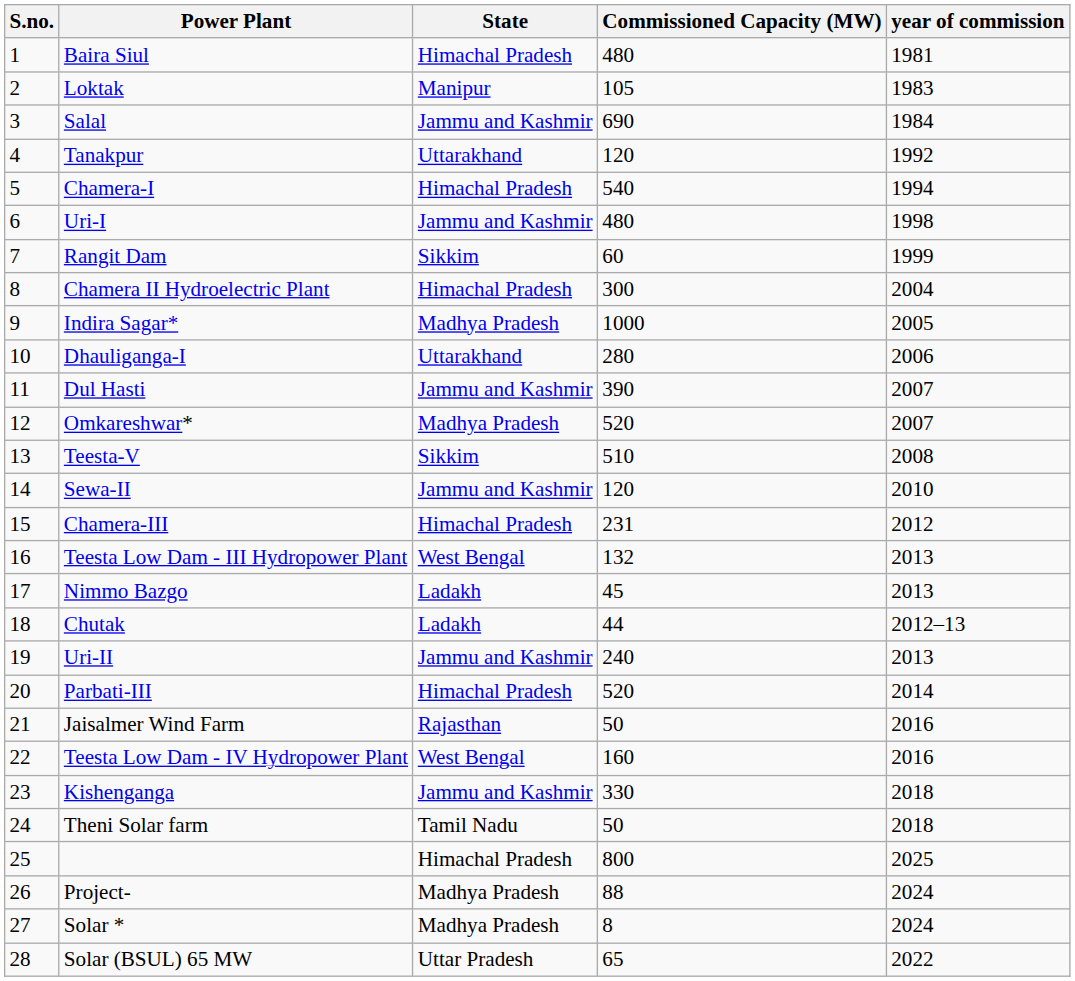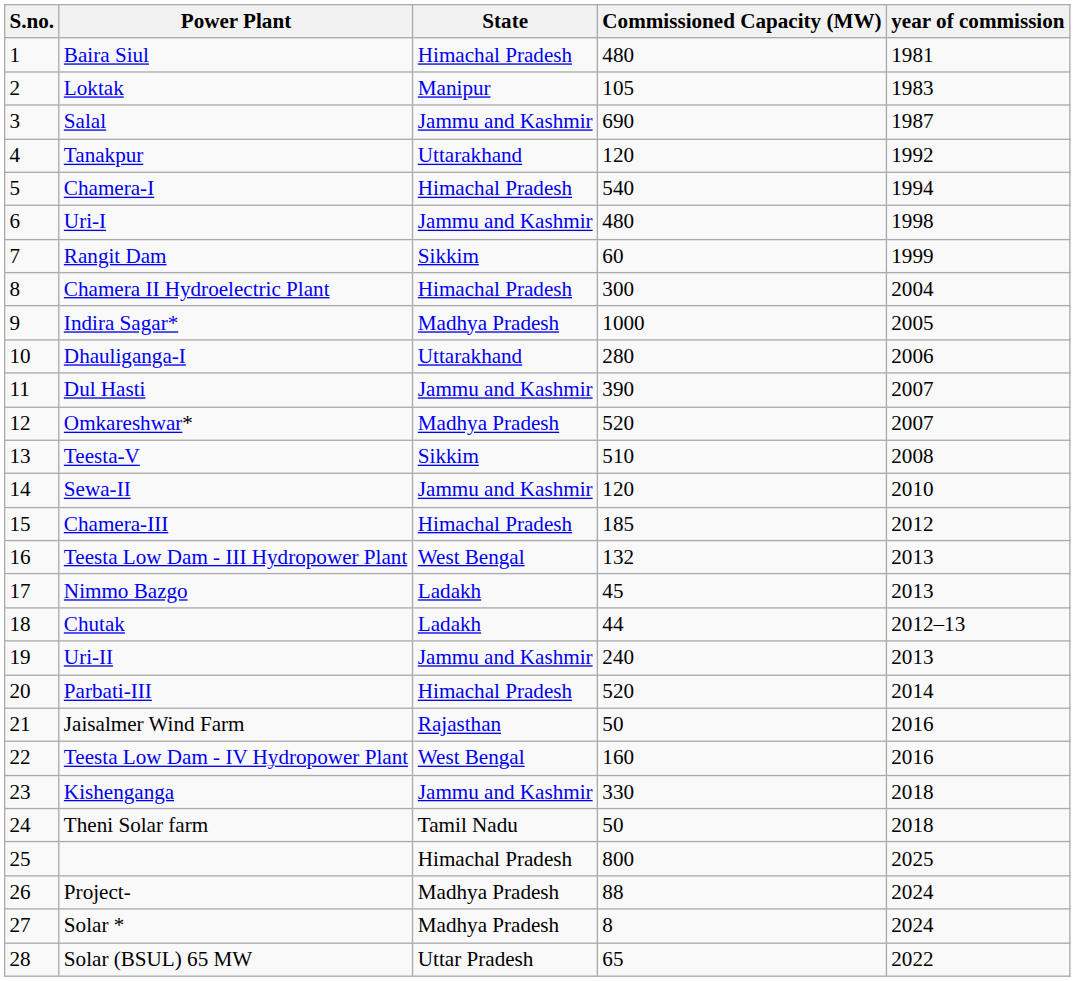(912, 121) 1984 -> (912, 121) 1987
(618, 523) 231 -> (618, 523) 185
